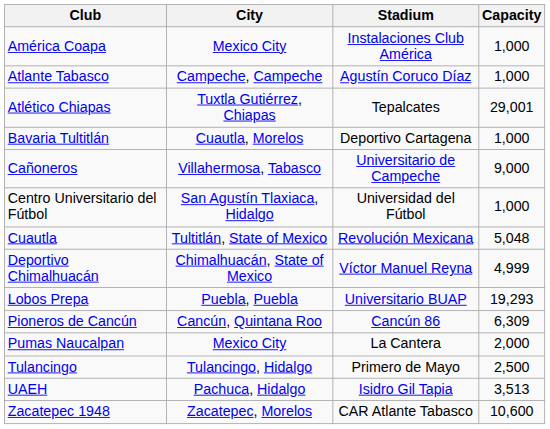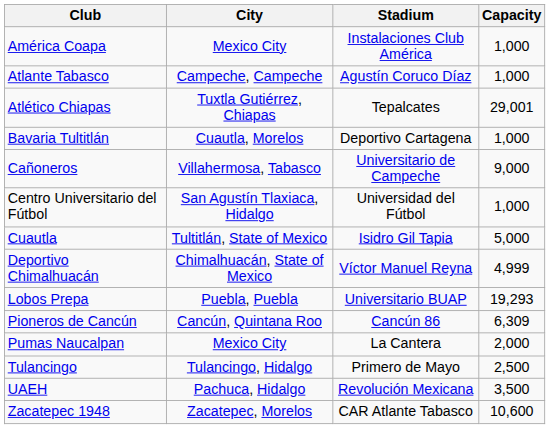(406, 237) Revolución Mexicana -> (406, 237) Isidro Gil Tapia
(512, 237) 5,048 -> (512, 237) 5,000
(406, 389) Isidro Gil Tapia -> (406, 389) Revolución Mexicana
(512, 389) 3,513 -> (512, 389) 3,500
